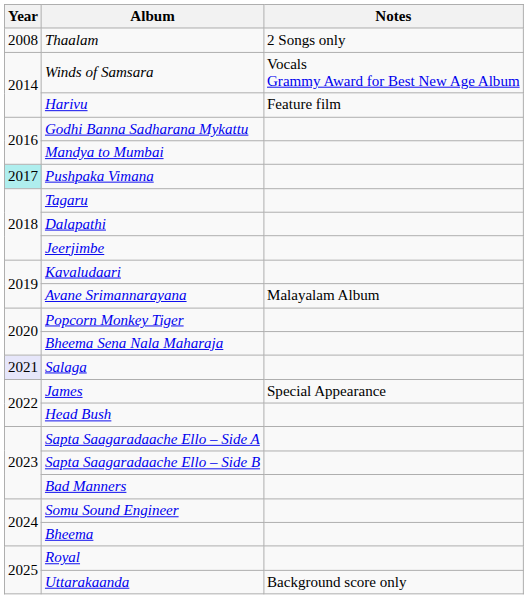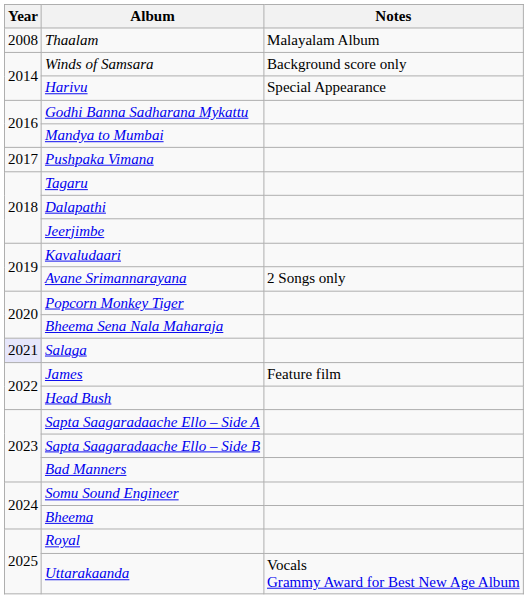(306, 40) 2 Songs only -> (323, 40) Malayalam Album
(393, 72) Vocals Grammy Award for Best New Age Album -> (337, 64) Background score only
(304, 104) Feature film -> (327, 87) Special Appearance
(23, 176) paleturquoise background -> (23, 159) no background
(323, 295) Malayalam Album -> (306, 278) 2 Songs only
(327, 391) Special Appearance -> (304, 374) Feature film
(337, 581) Background score only -> (393, 573) Vocals Grammy Award for Best New Age Album
